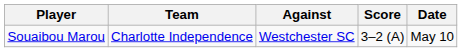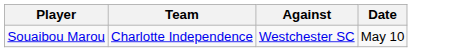- column: (383, 15)
